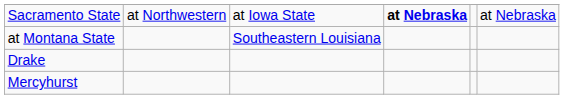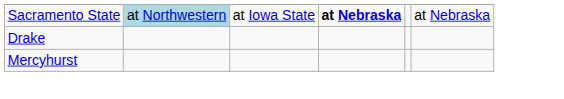(177, 15) no background -> (177, 15) lightblue background
- row: (61, 37)
